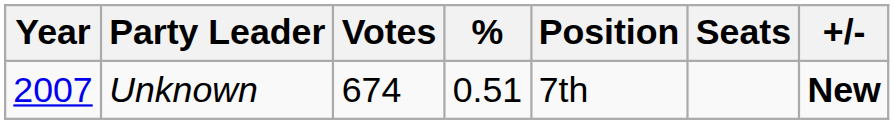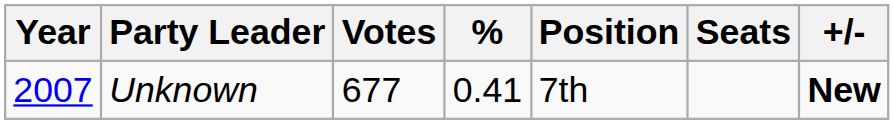(372, 89) 674 -> (372, 89) 677
(487, 89) 0.51 -> (487, 89) 0.41
